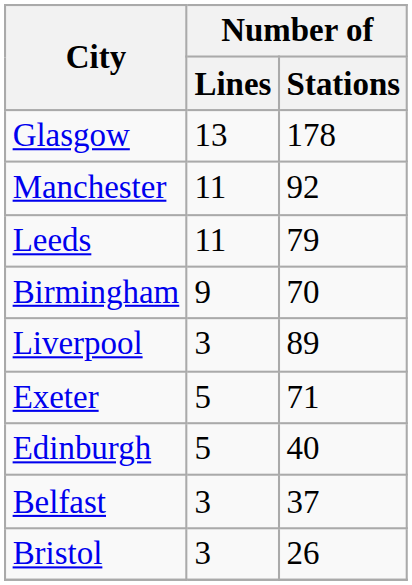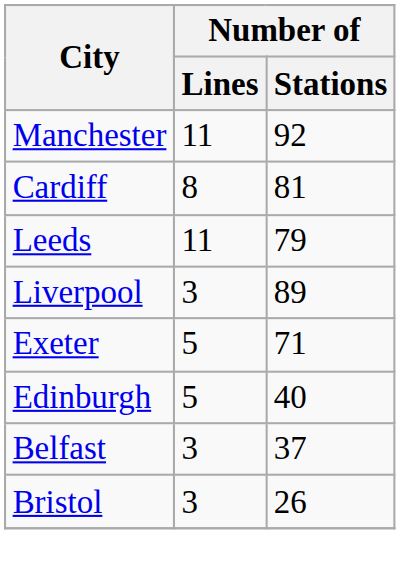- row: (71, 135)
+ row: (60, 187)
- row: (96, 291)
